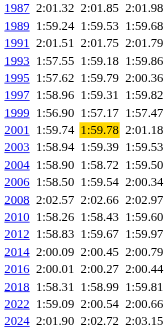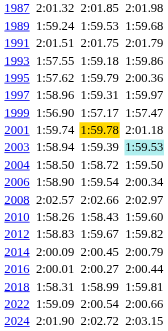(144, 95) 1:59.82 -> (144, 95) 1:59.97
(144, 147) no background -> (144, 147) paleturquoise background
(55, 165) 1:58.90 -> (55, 165) 1:58.50
(55, 182) 1:58.50 -> (55, 182) 1:58.90
(144, 234) 1:59.97 -> (144, 234) 1:59.82
